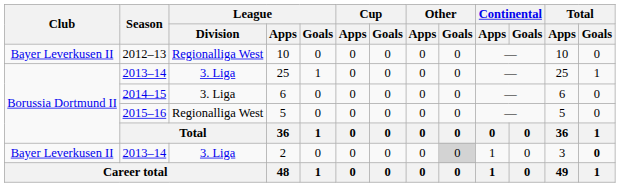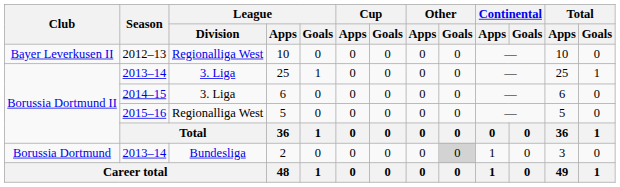(62, 152) Bayer Leverkusen II -> (62, 152) Borussia Dortmund
(218, 152) 3. Liga -> (218, 152) Bundesliga
(597, 152) bold -> (597, 152) normal
